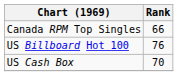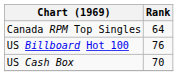(158, 29) 66 -> (158, 29) 64
